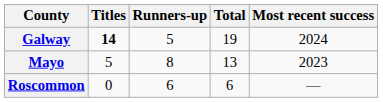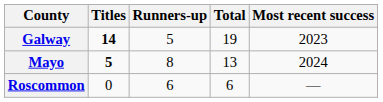(313, 39) 2024 -> (313, 39) 2023
(109, 62) normal -> (109, 62) bold
(313, 62) 2023 -> (313, 62) 2024
